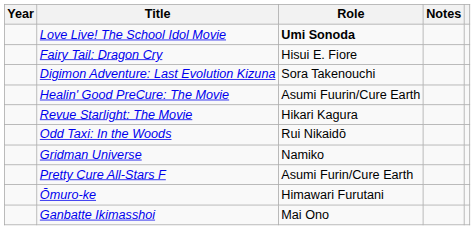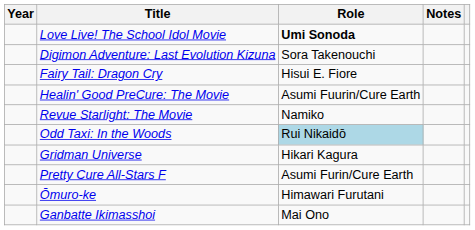rows swapped: (101, 54) <-> (158, 74)
(320, 114) Hikari Kagura -> (303, 114) Namiko
(314, 134) no background -> (314, 134) lightblue background
(303, 154) Namiko -> (320, 154) Hikari Kagura
